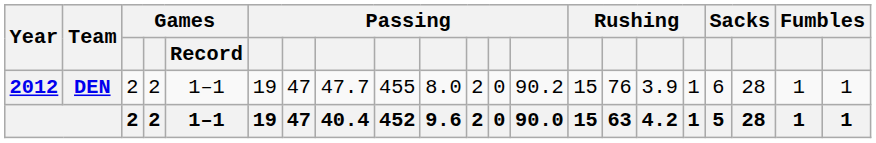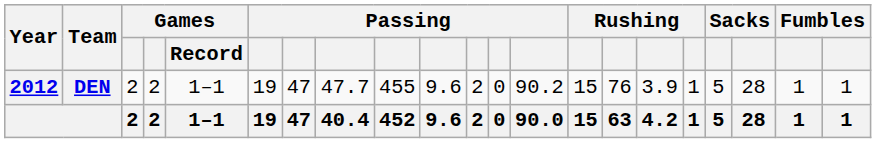(443, 87) 8.0 -> (443, 87) 9.6
(718, 87) 6 -> (718, 87) 5
